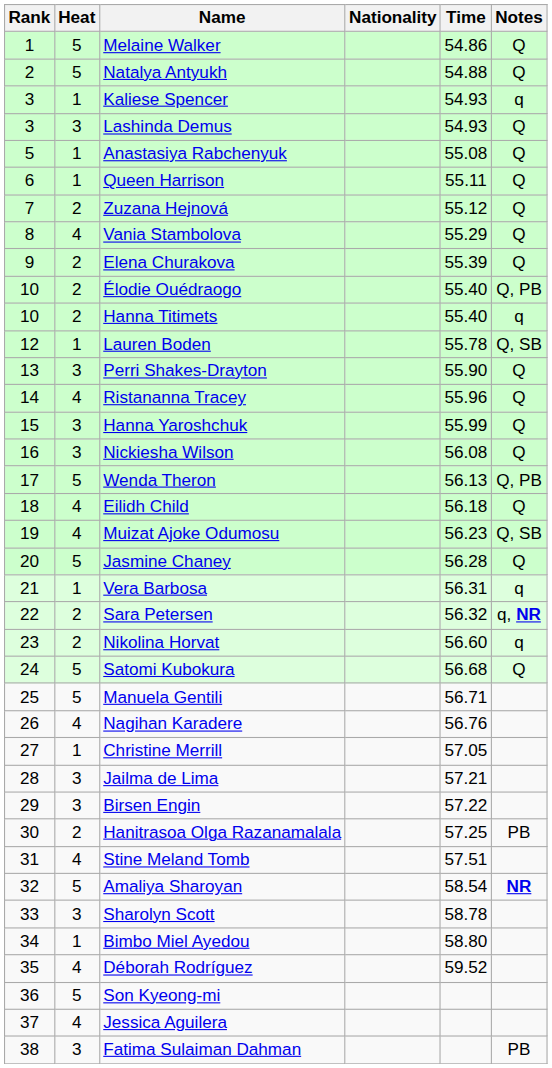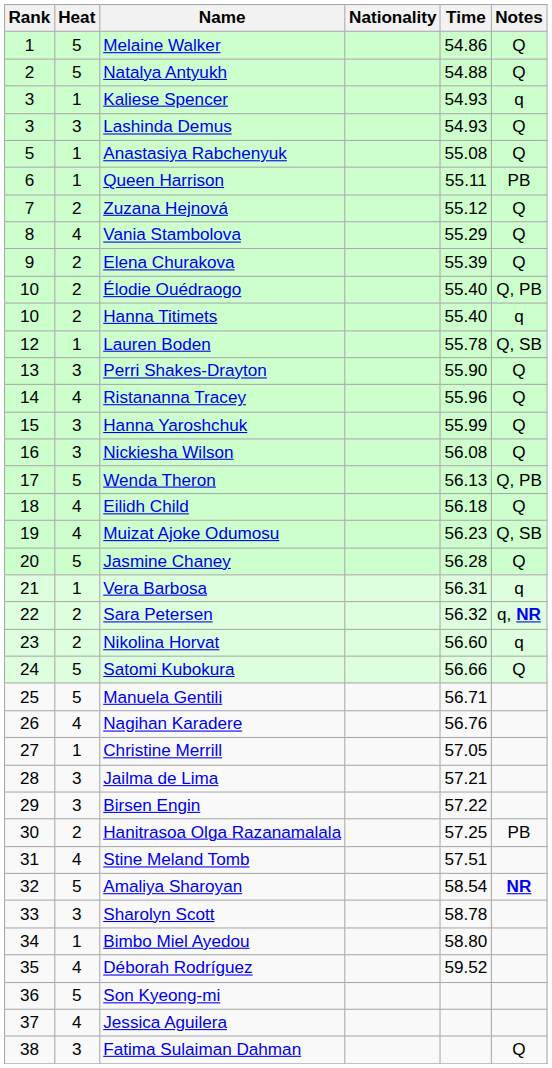(519, 180) Q -> (519, 180) PB
(466, 669) 56.68 -> (466, 669) 56.66
(519, 1049) PB -> (519, 1049) Q
